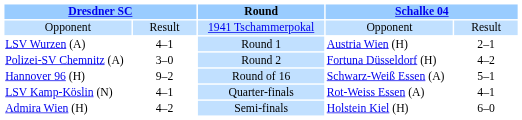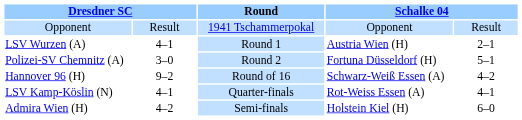(486, 60) 4–2 -> (486, 60) 5–1
(486, 76) 5–1 -> (486, 76) 4–2
